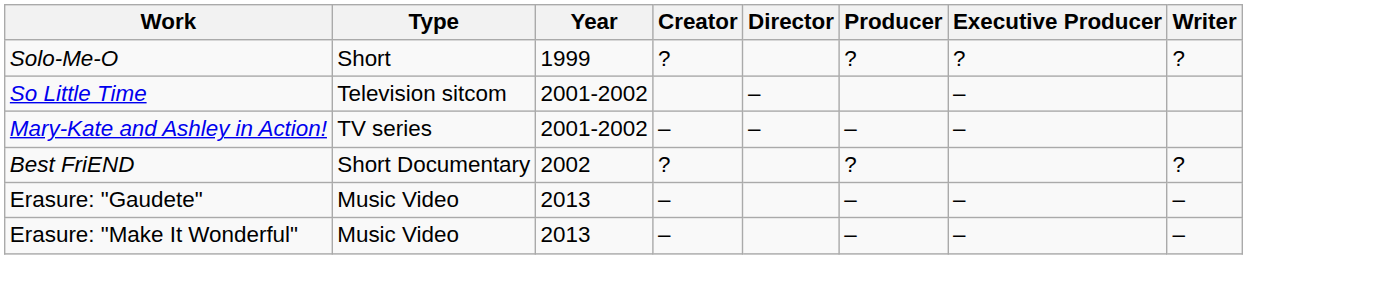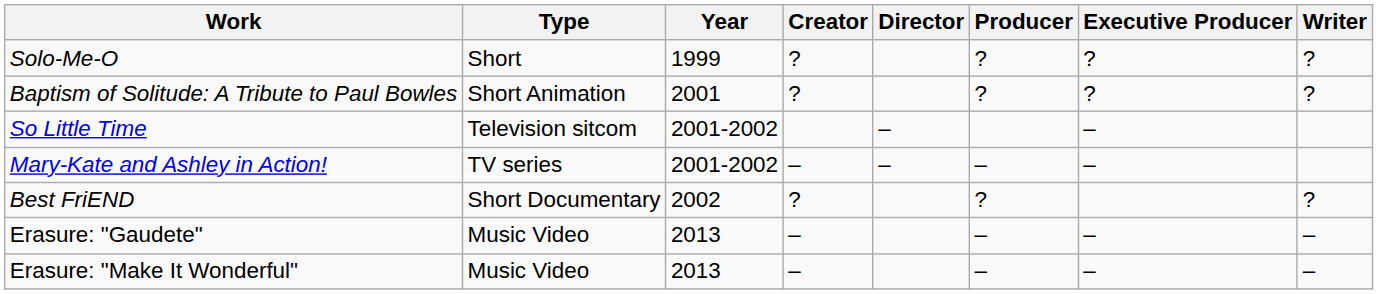+ row: (234, 93)
